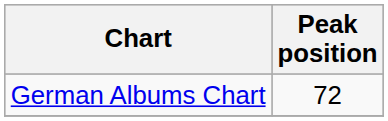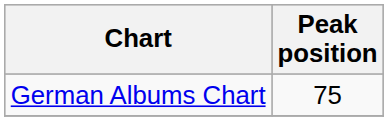(328, 94) 72 -> (328, 94) 75
